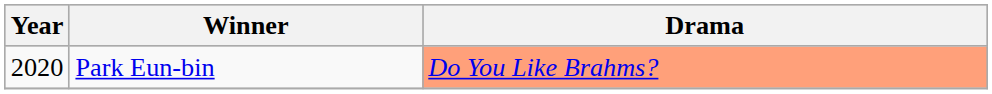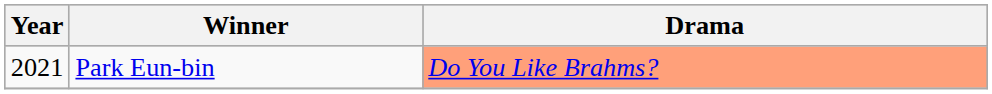(37, 66) 2020 -> (37, 66) 2021
